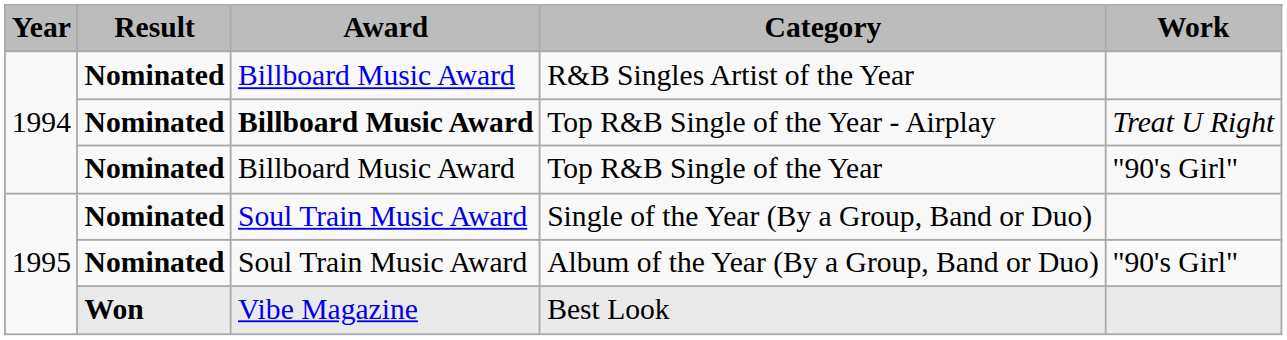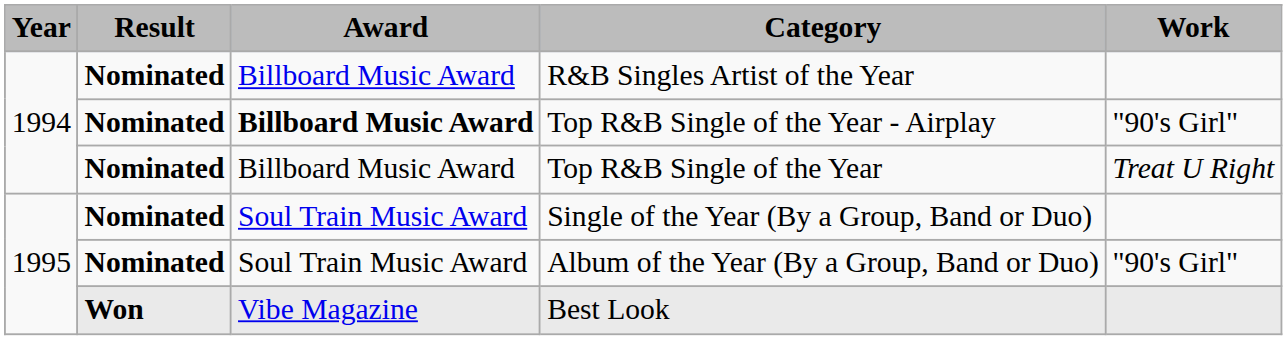(1193, 121) Treat U Right -> (1175, 121) "90's Girl"
(1175, 168) "90's Girl" -> (1193, 168) Treat U Right
